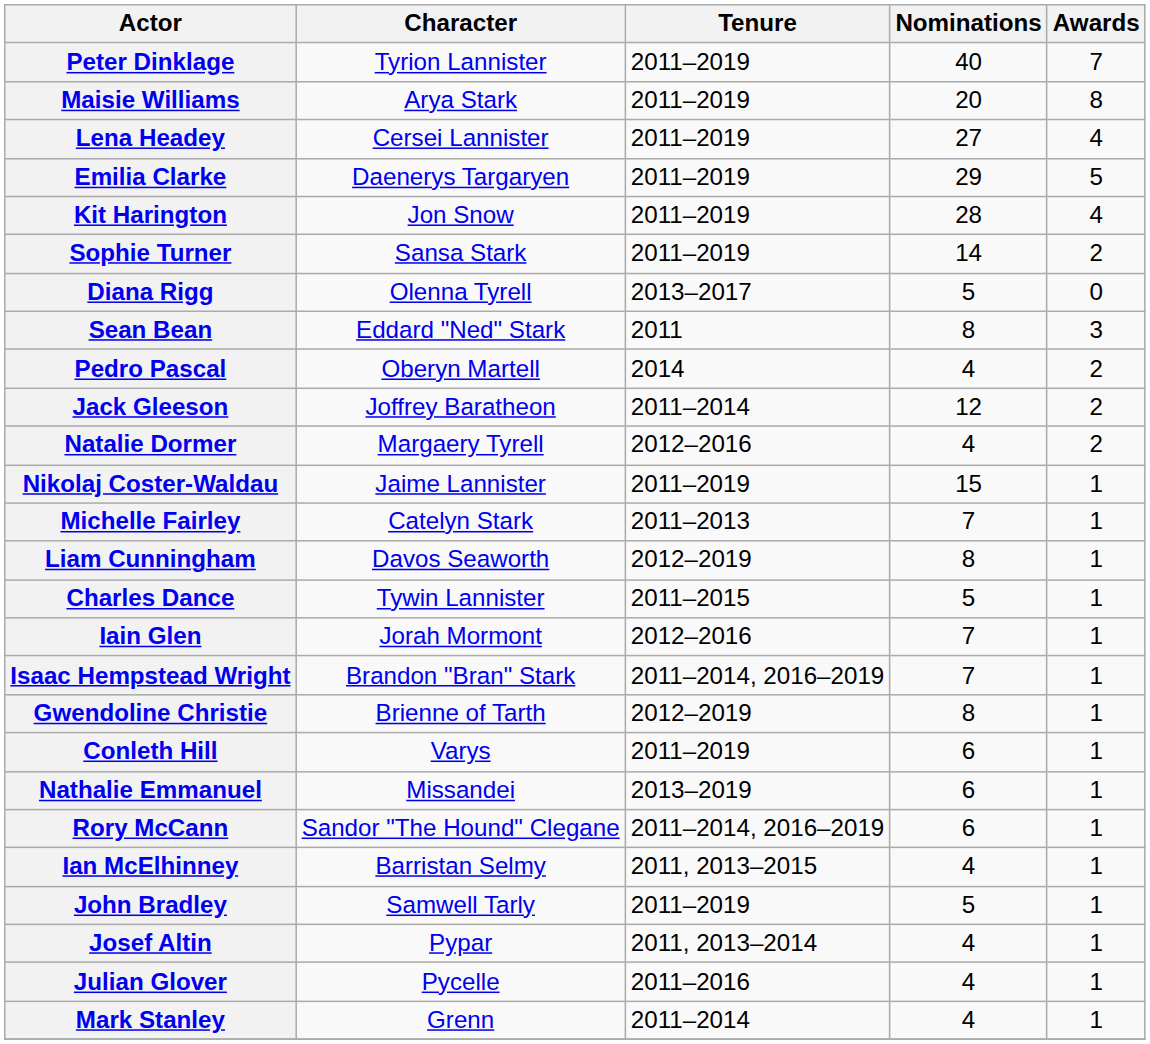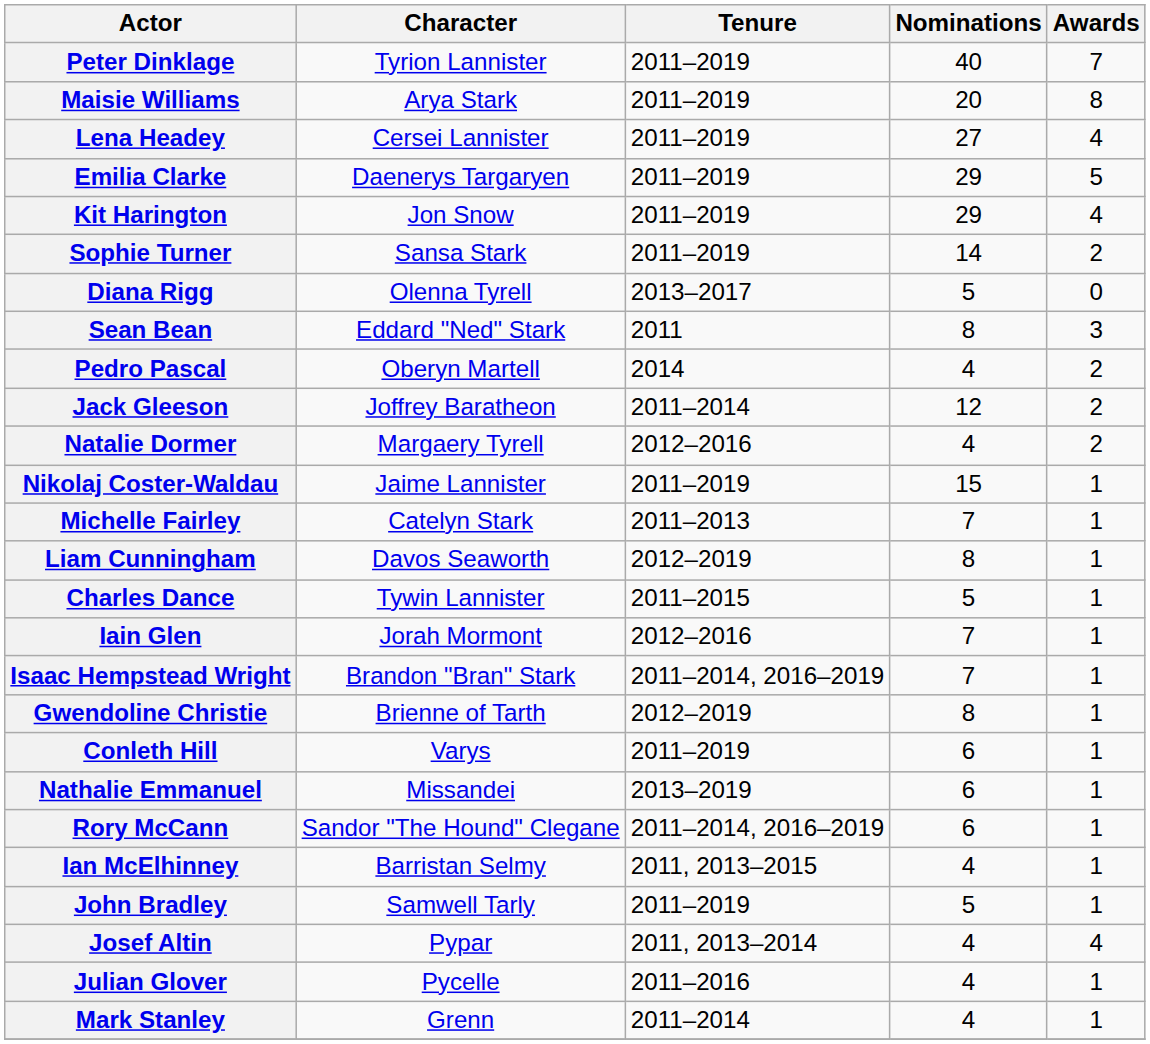(969, 215) 28 -> (969, 215) 29
(1096, 943) 1 -> (1096, 943) 4
